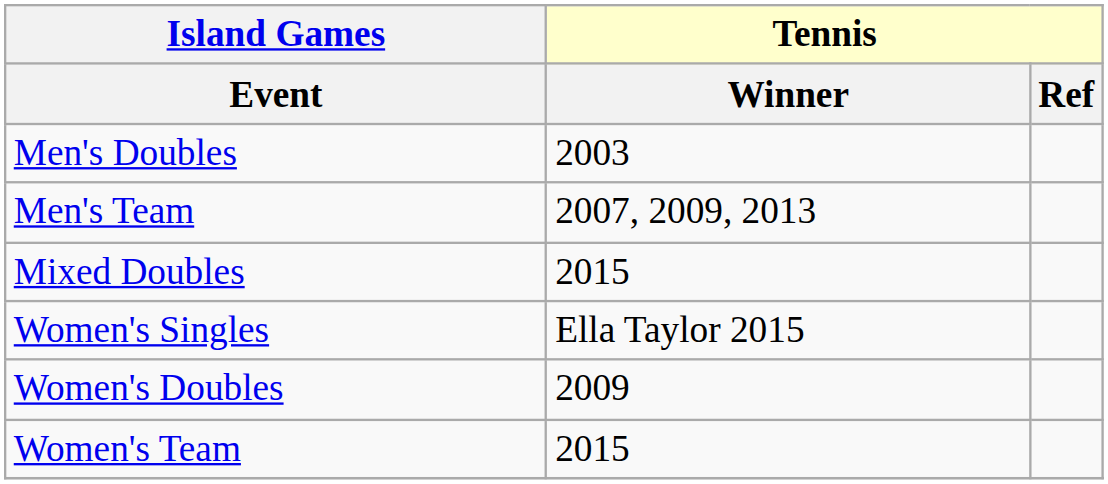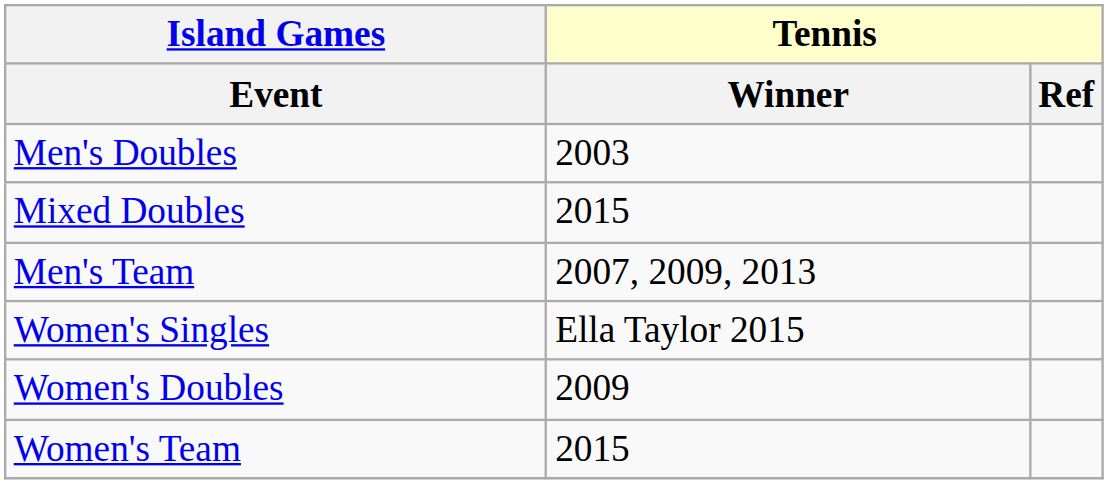rows swapped: (104, 211) <-> (129, 270)
